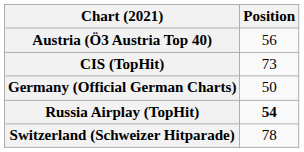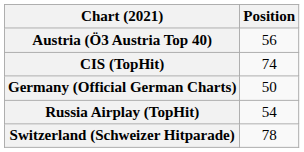(269, 64) 73 -> (269, 64) 74
(269, 111) bold -> (269, 111) normal
